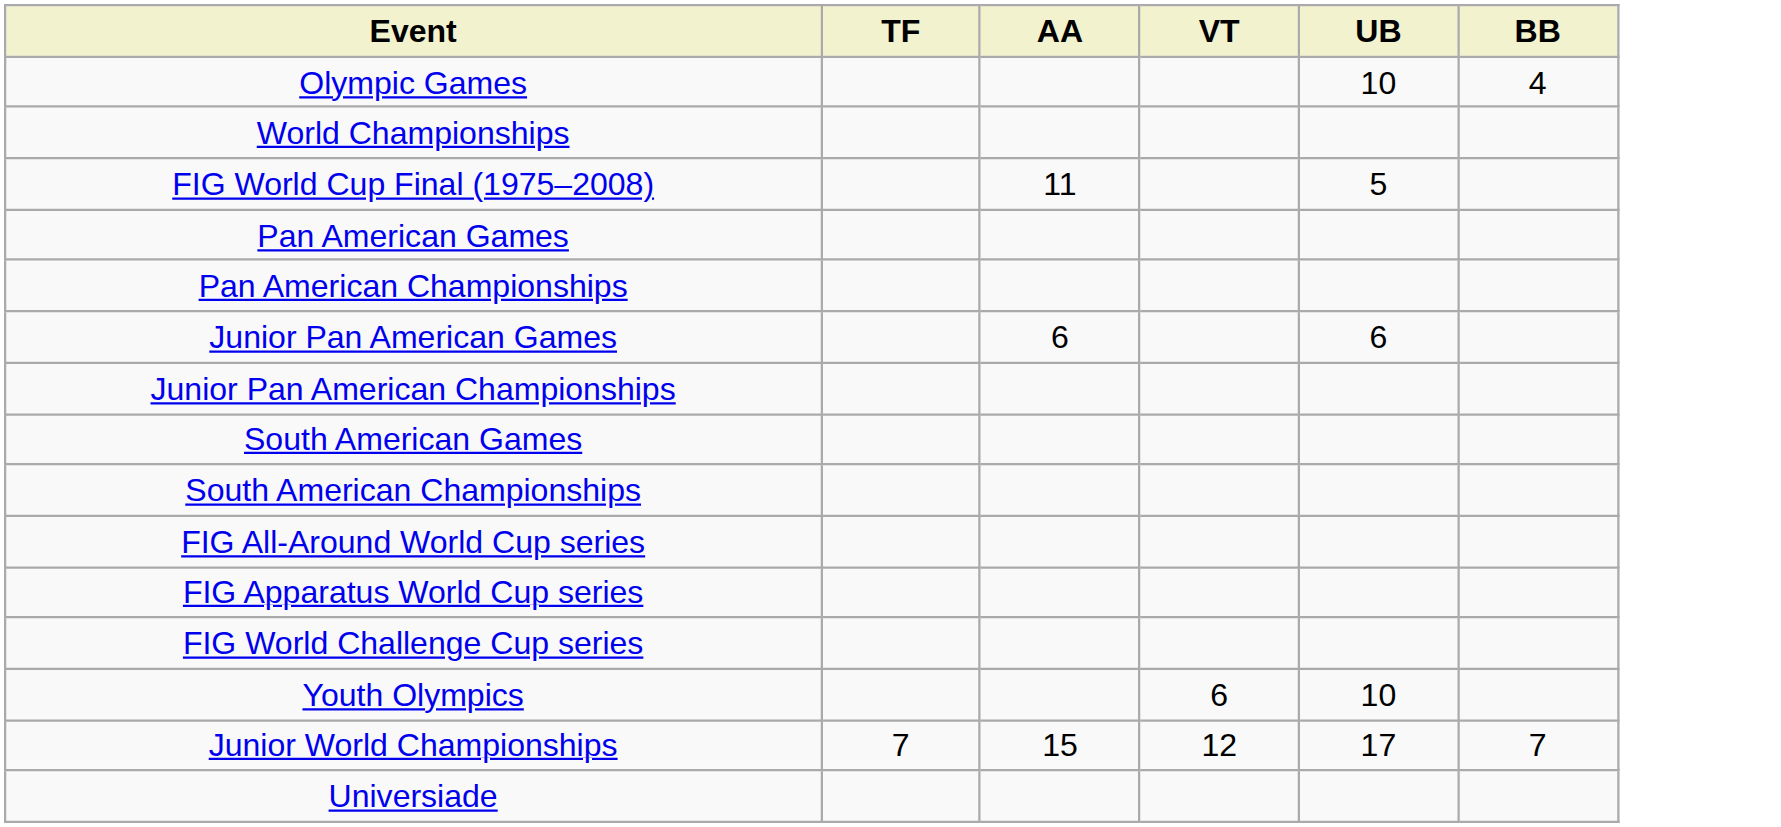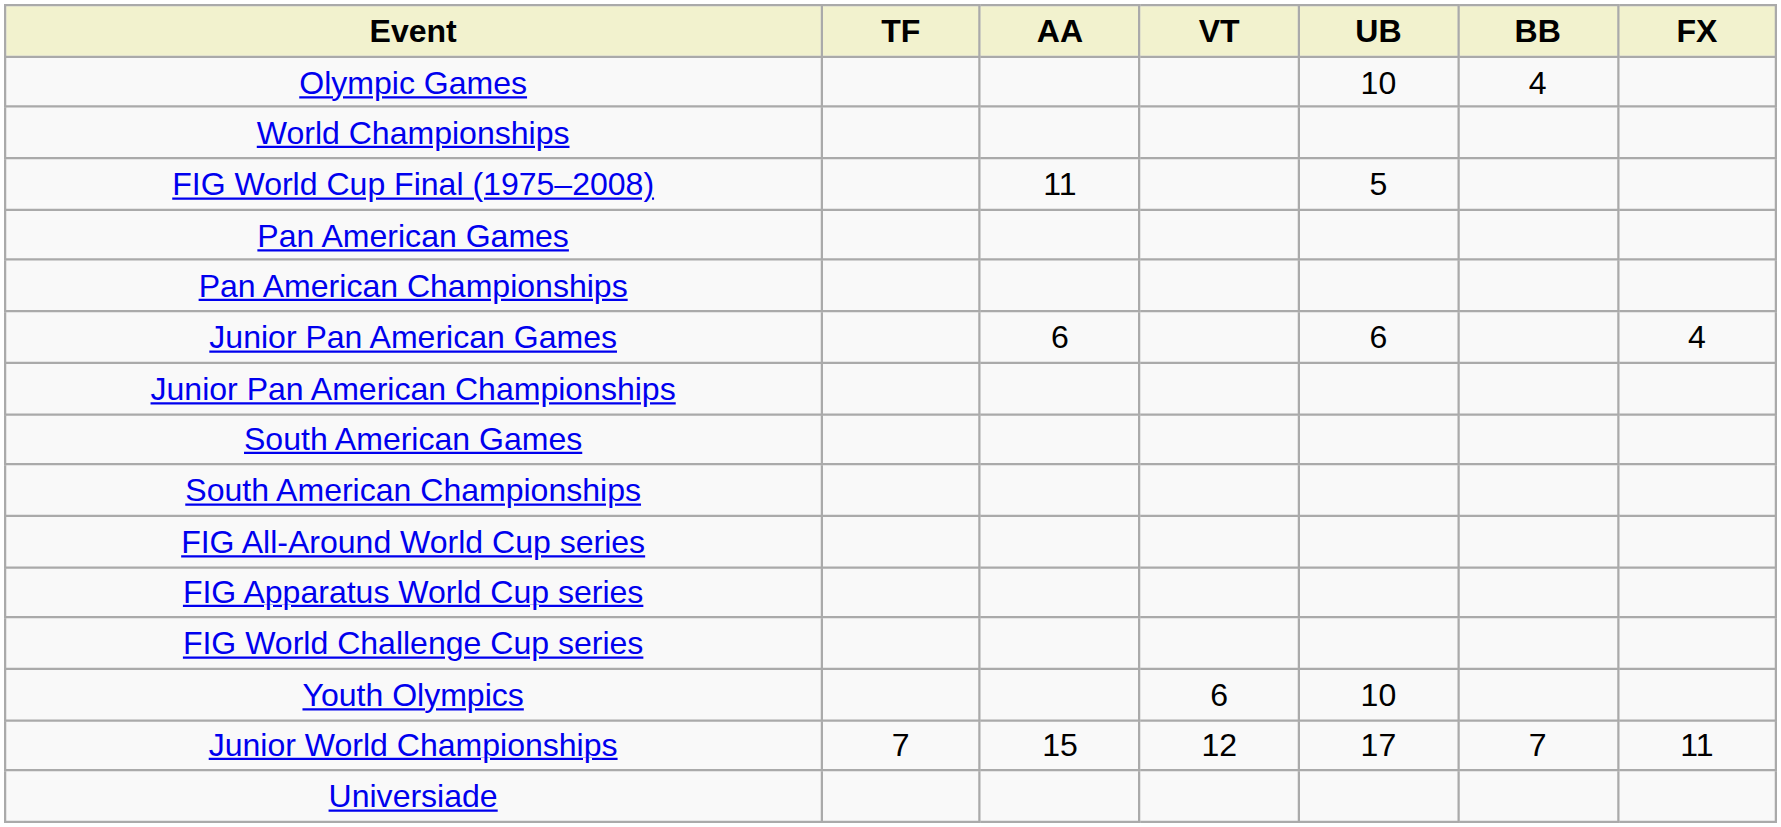+ column: (1697, 31)
